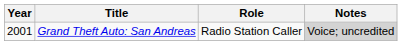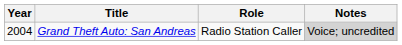(20, 31) 2001 -> (20, 31) 2004
